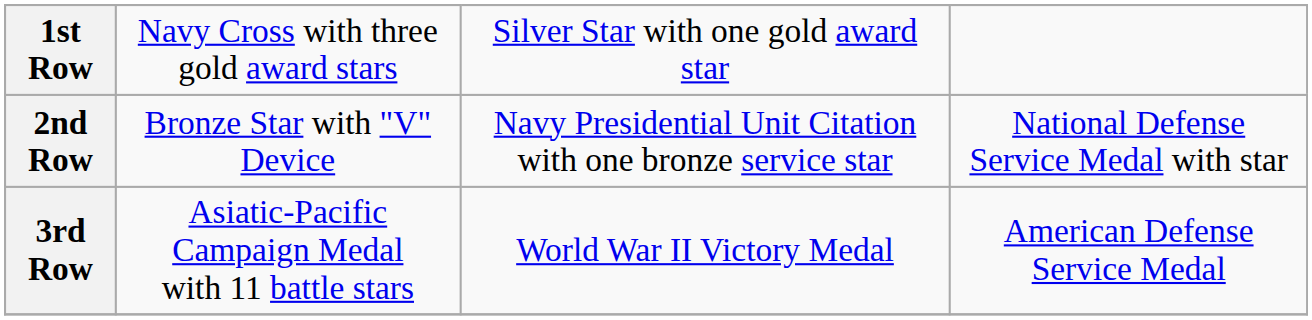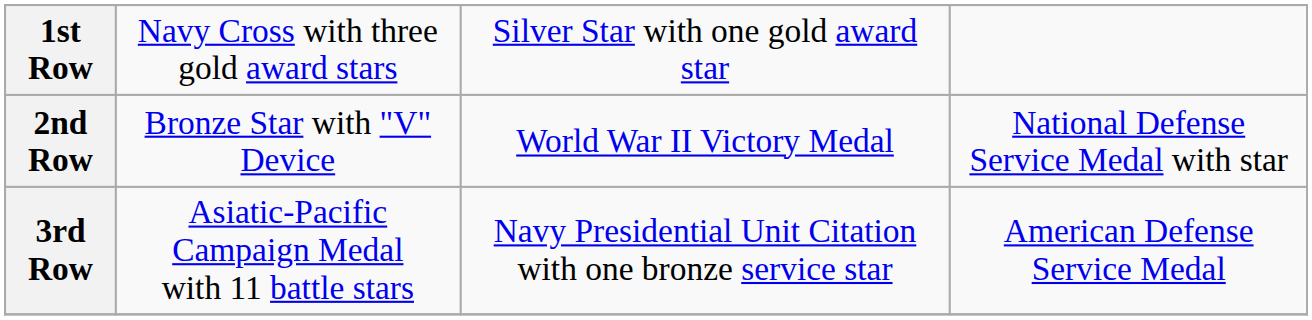(705, 140) Navy Presidential Unit Citation with one bronze service star -> (705, 140) World War II Victory Medal
(705, 249) World War II Victory Medal -> (705, 249) Navy Presidential Unit Citation with one bronze service star
